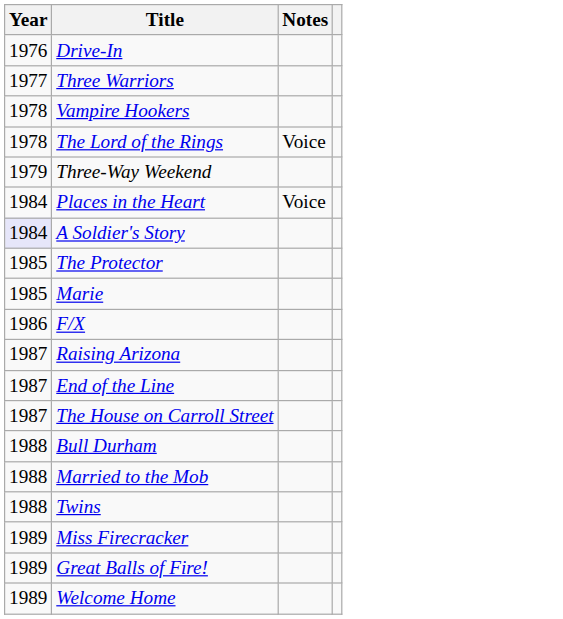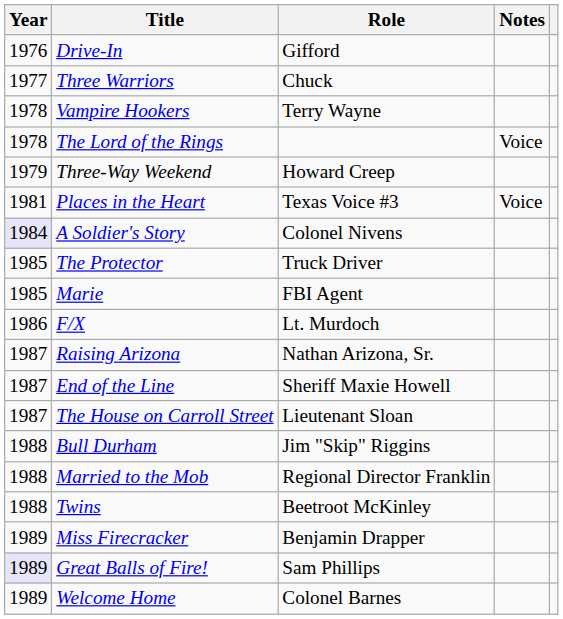+ column: (386, 19)
(28, 202) 1984 -> (28, 202) 1981
(28, 567) no background -> (28, 567) lavender background
